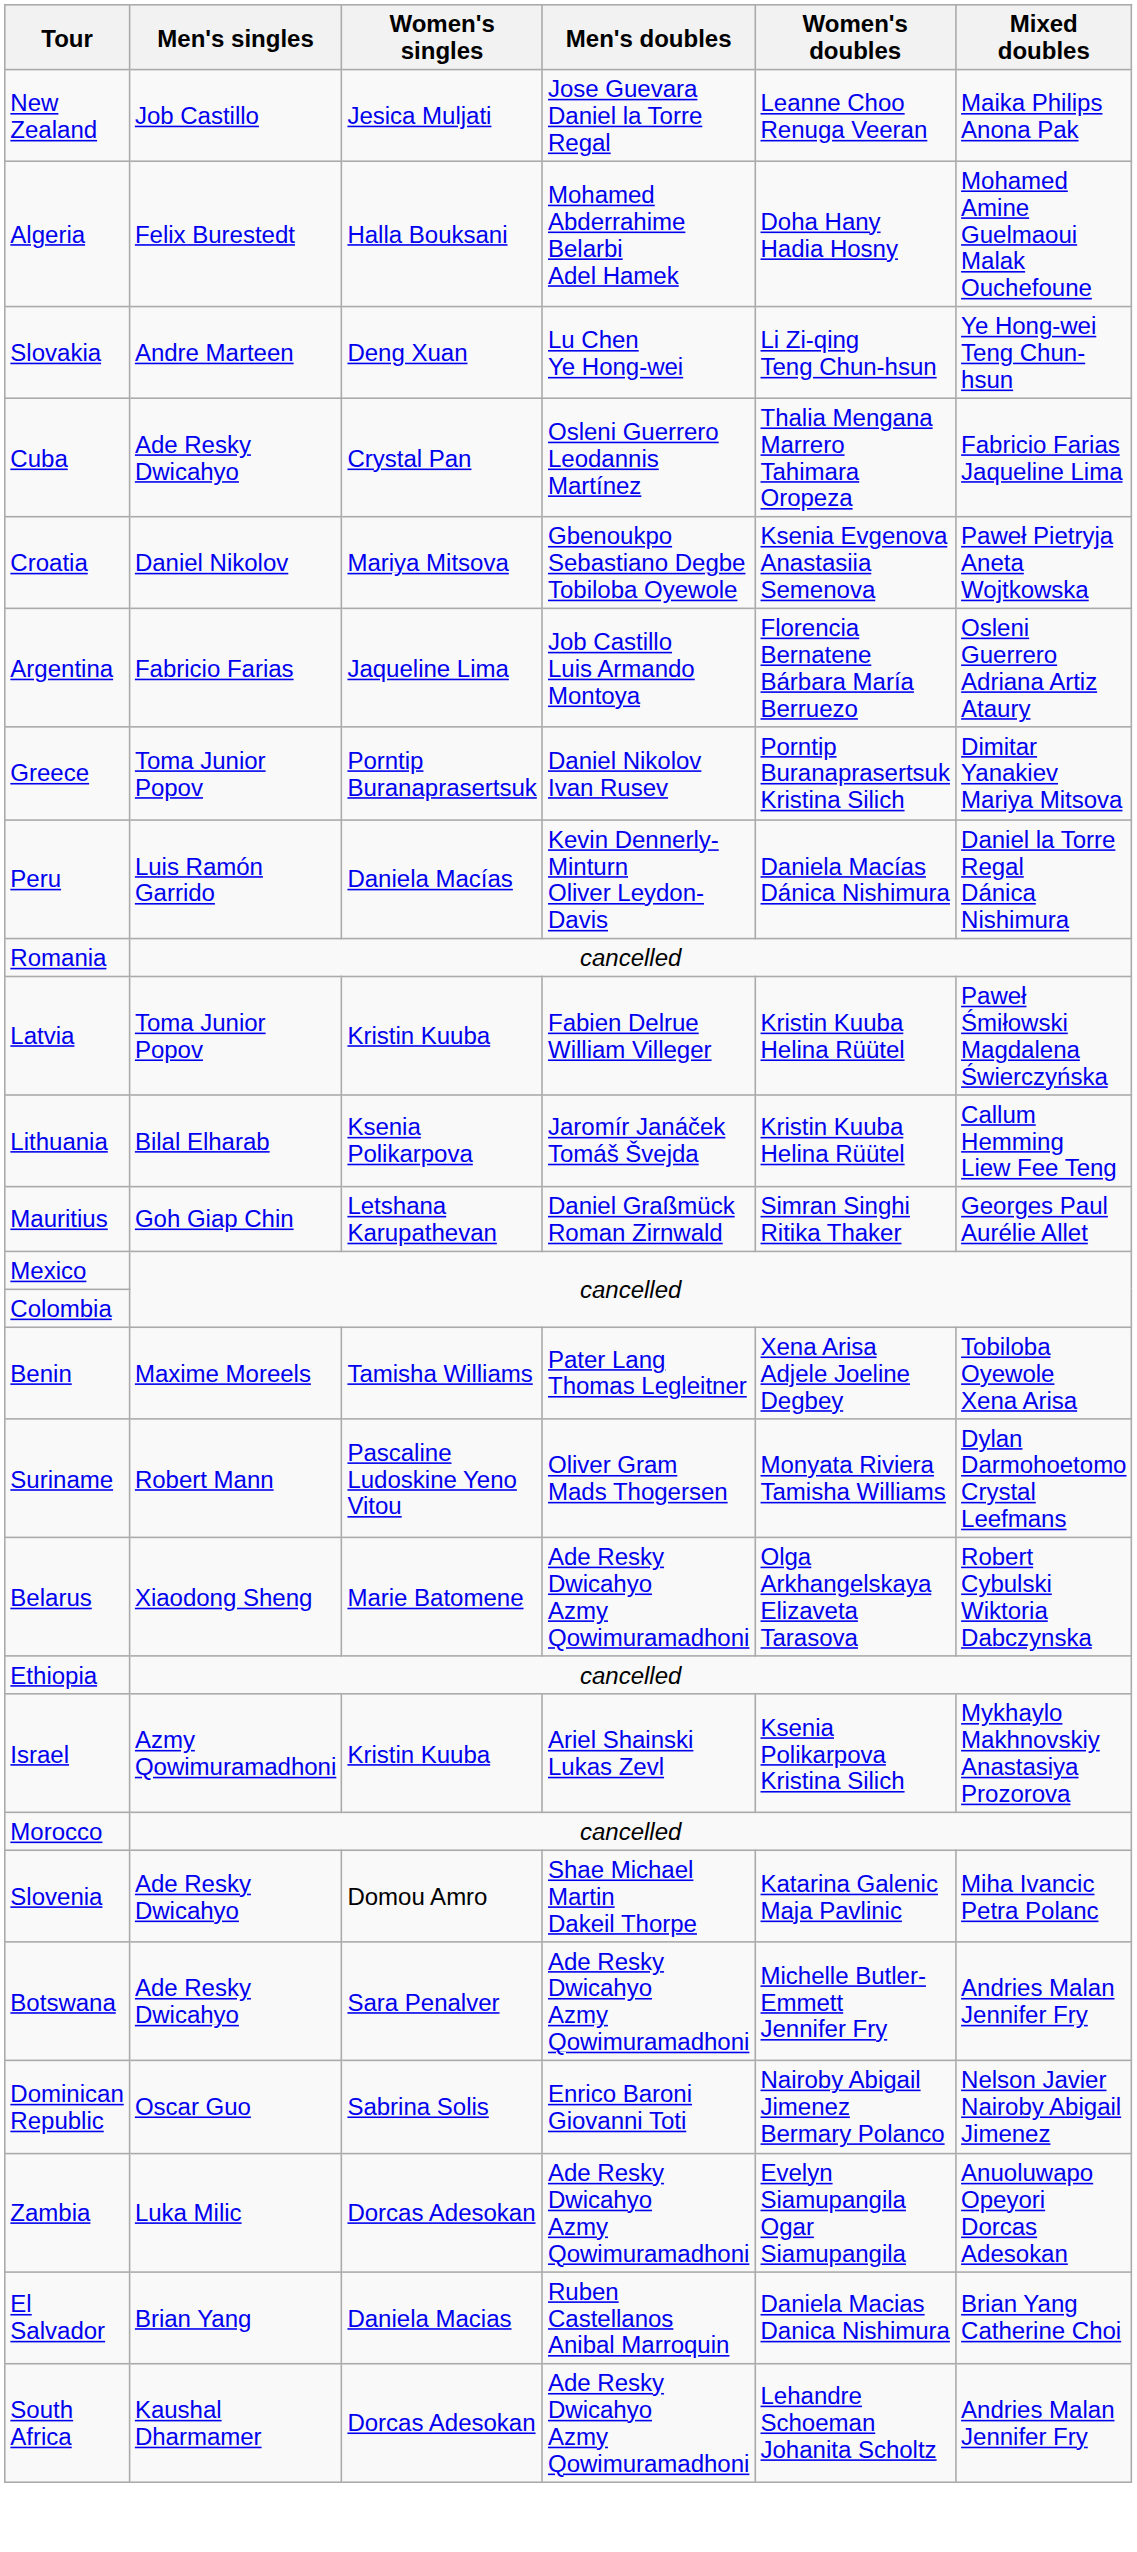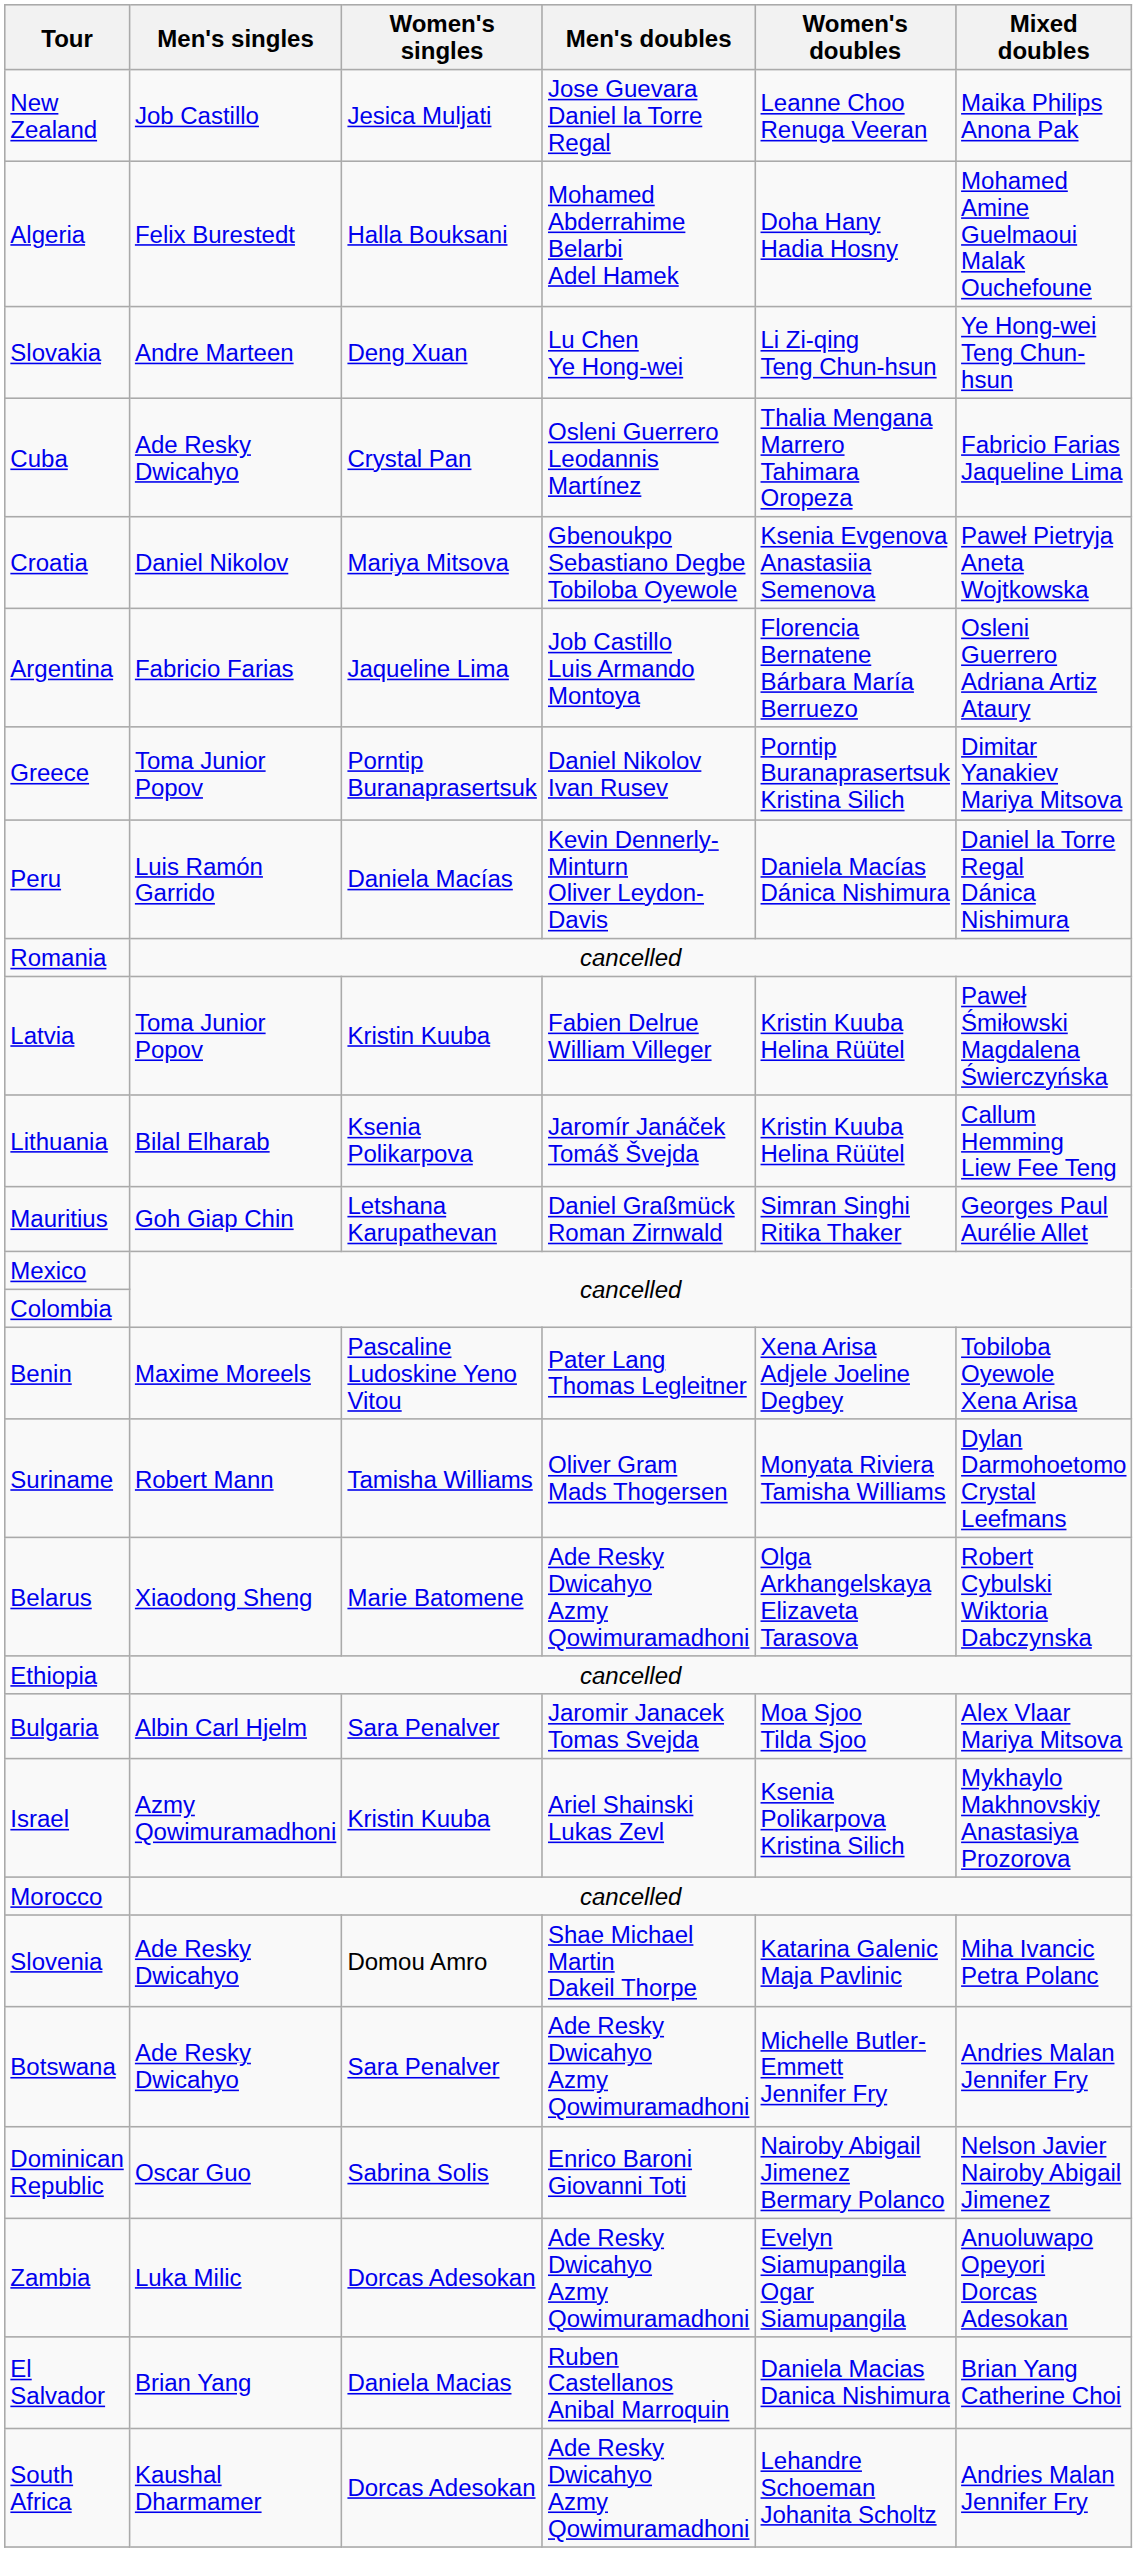(440, 1373) Tamisha Williams -> (432, 1373) Pascaline Ludoskine Yeno Vitou
(432, 1478) Pascaline Ludoskine Yeno Vitou -> (440, 1478) Tamisha Williams
+ row: (54, 1727)
